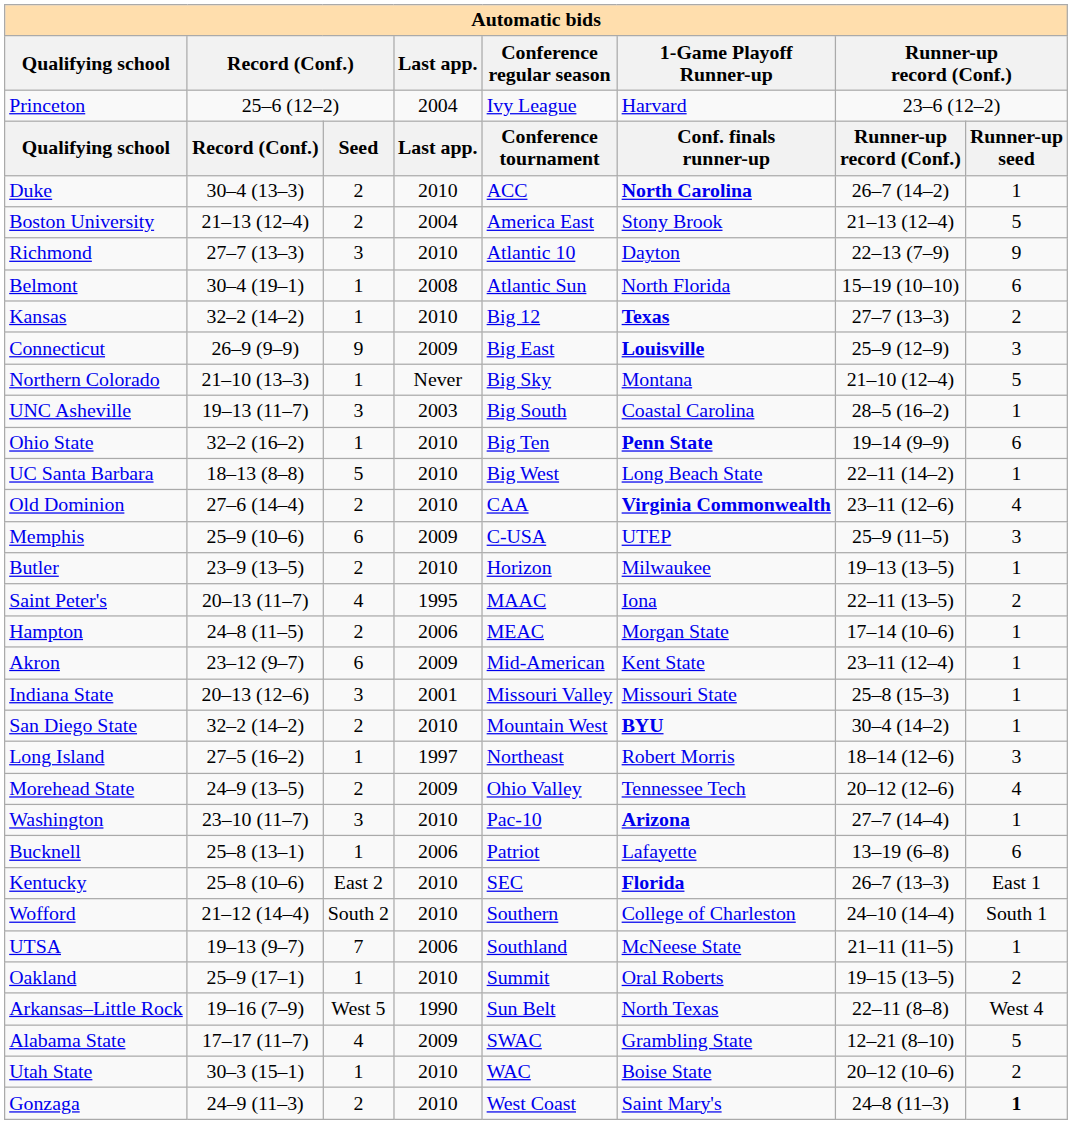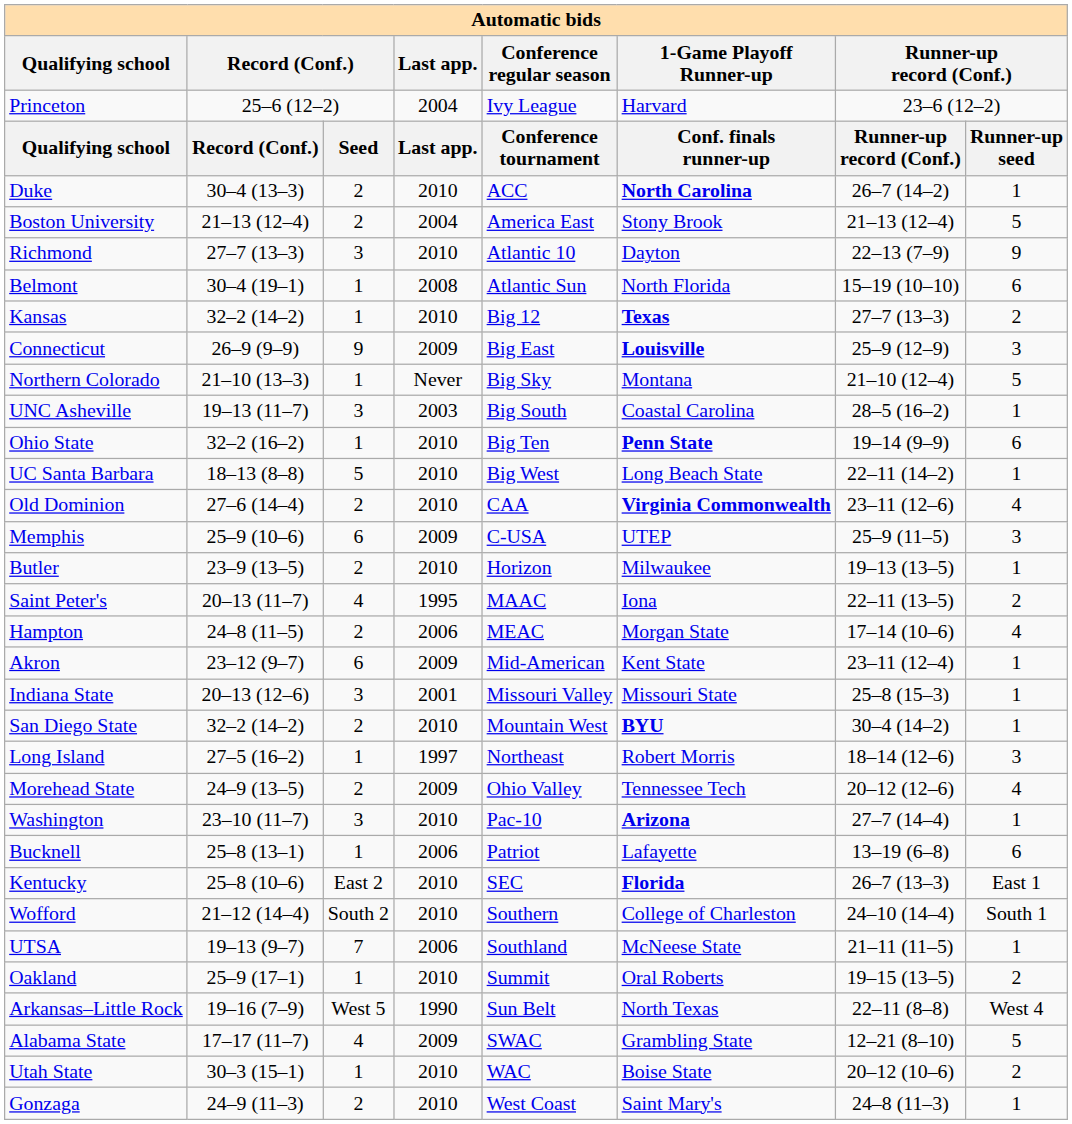(1016, 631) 1 -> (1016, 631) 4
(1016, 1103) bold -> (1016, 1103) normal
